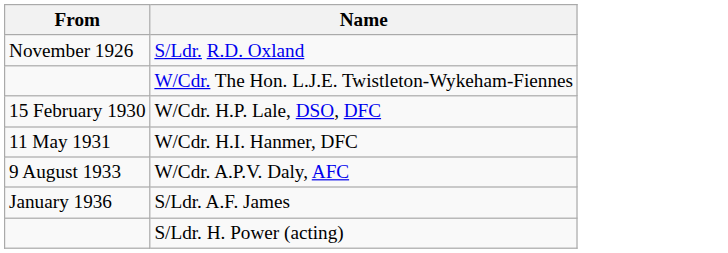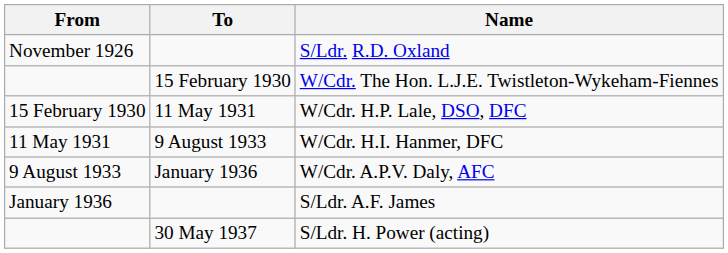+ column: (223, 19)
